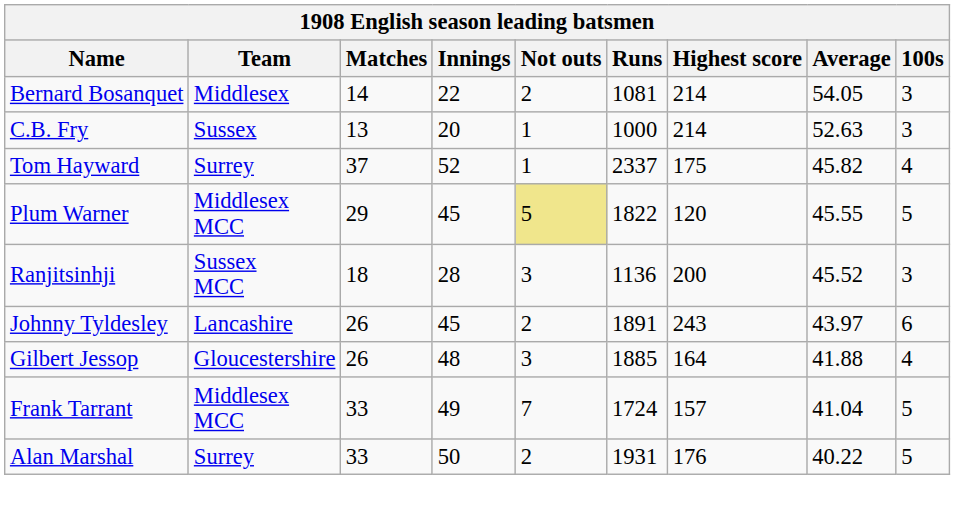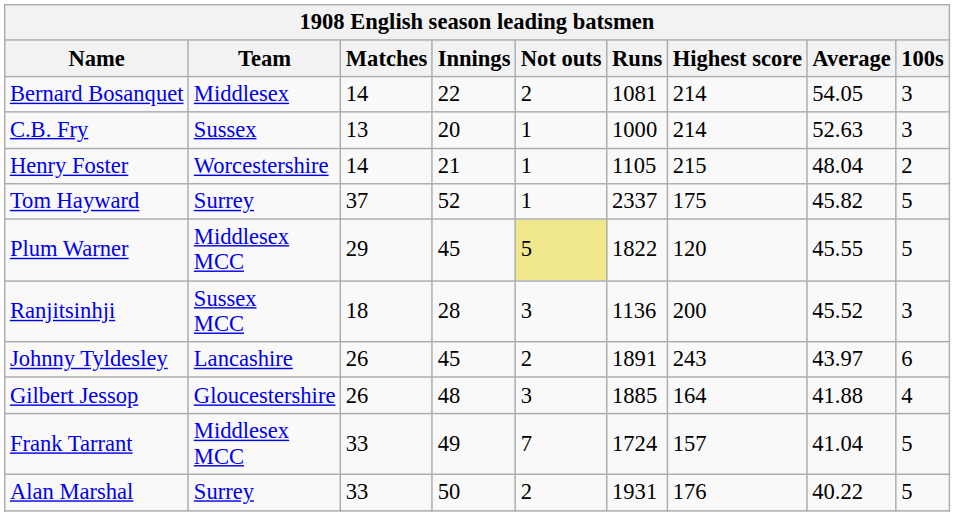+ row: (69, 165)
(907, 165) 4 -> (907, 201) 5
